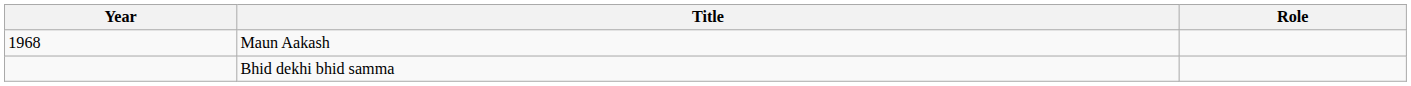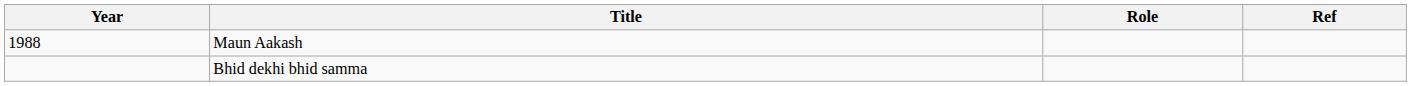+ column: (1324, 17)
(24, 42) 1968 -> (24, 42) 1988
